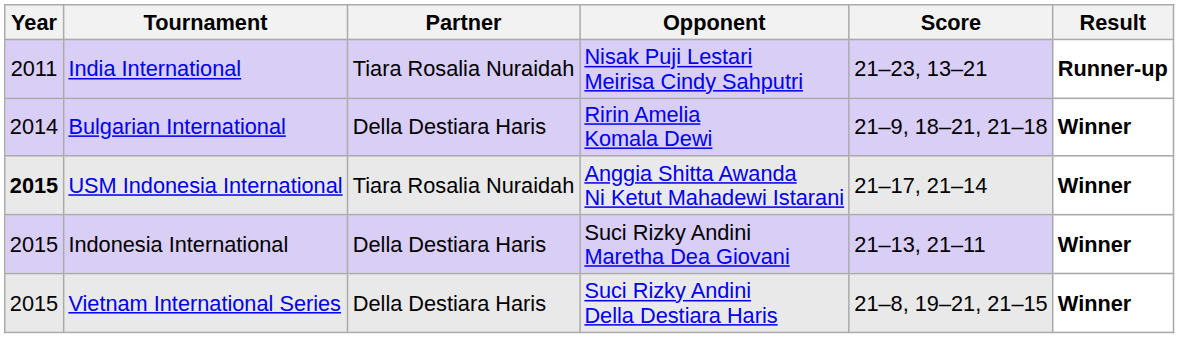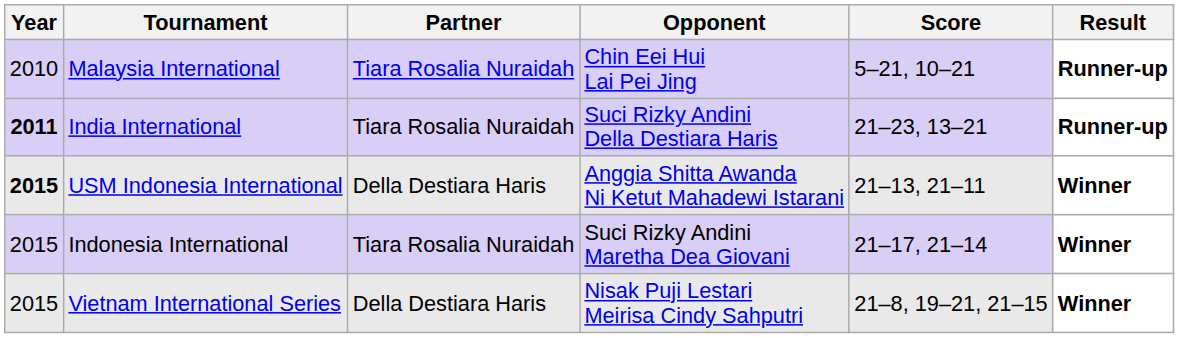+ row: (174, 69)
(34, 69) normal -> (34, 127) bold
(694, 69) Nisak Puji Lestari Meirisa Cindy Sahputri -> (681, 127) Suci Rizky Andini Della Destiara Haris
- row: (177, 127)
(464, 186) Tiara Rosalia Nuraidah -> (449, 186) Della Destiara Haris
(921, 186) 21–17, 21–14 -> (920, 186) 21–13, 21–11
(449, 244) Della Destiara Haris -> (464, 244) Tiara Rosalia Nuraidah
(920, 244) 21–13, 21–11 -> (921, 244) 21–17, 21–14
(681, 303) Suci Rizky Andini Della Destiara Haris -> (694, 303) Nisak Puji Lestari Meirisa Cindy Sahputri
